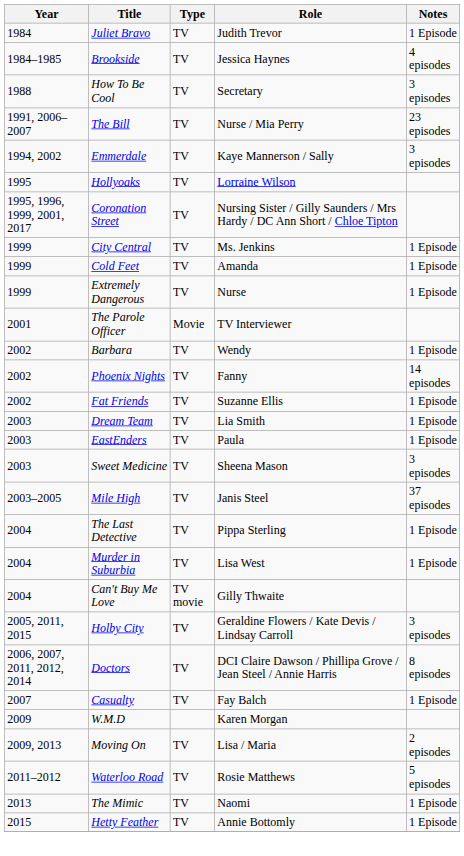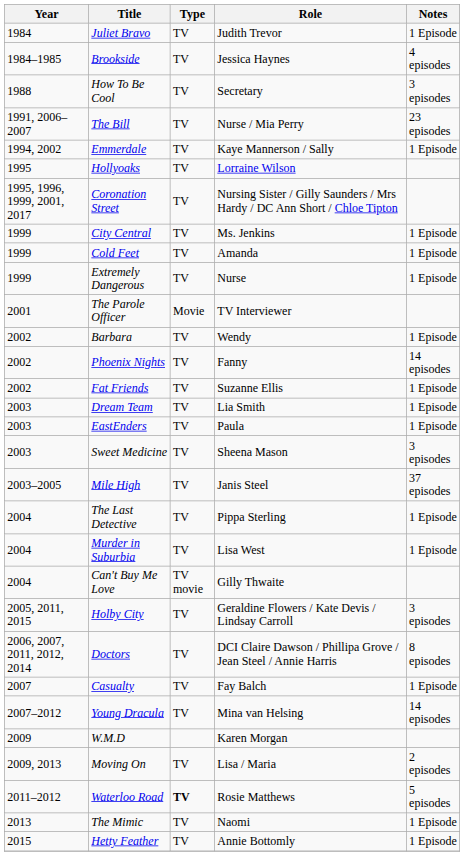(430, 156) 3 episodes -> (433, 149) 1 Episode
+ row: (128, 712)
(181, 777) normal -> (181, 796) bold
